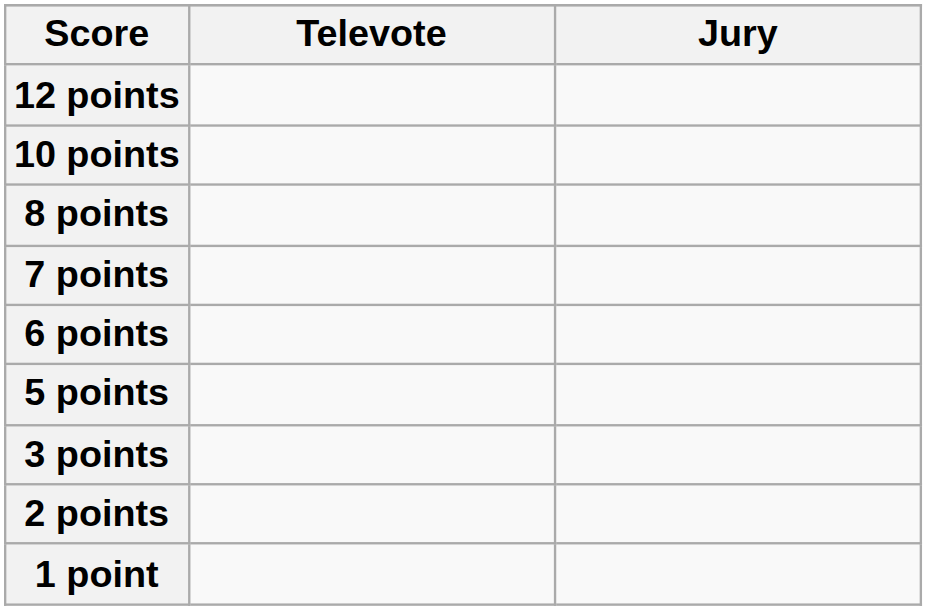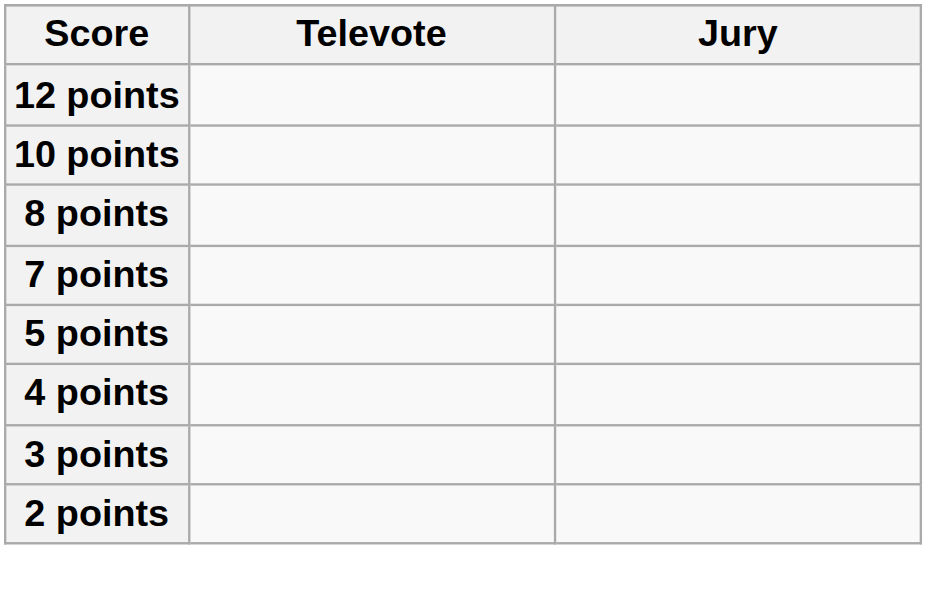- row: (97, 333)
+ row: (97, 393)
- row: (97, 573)
